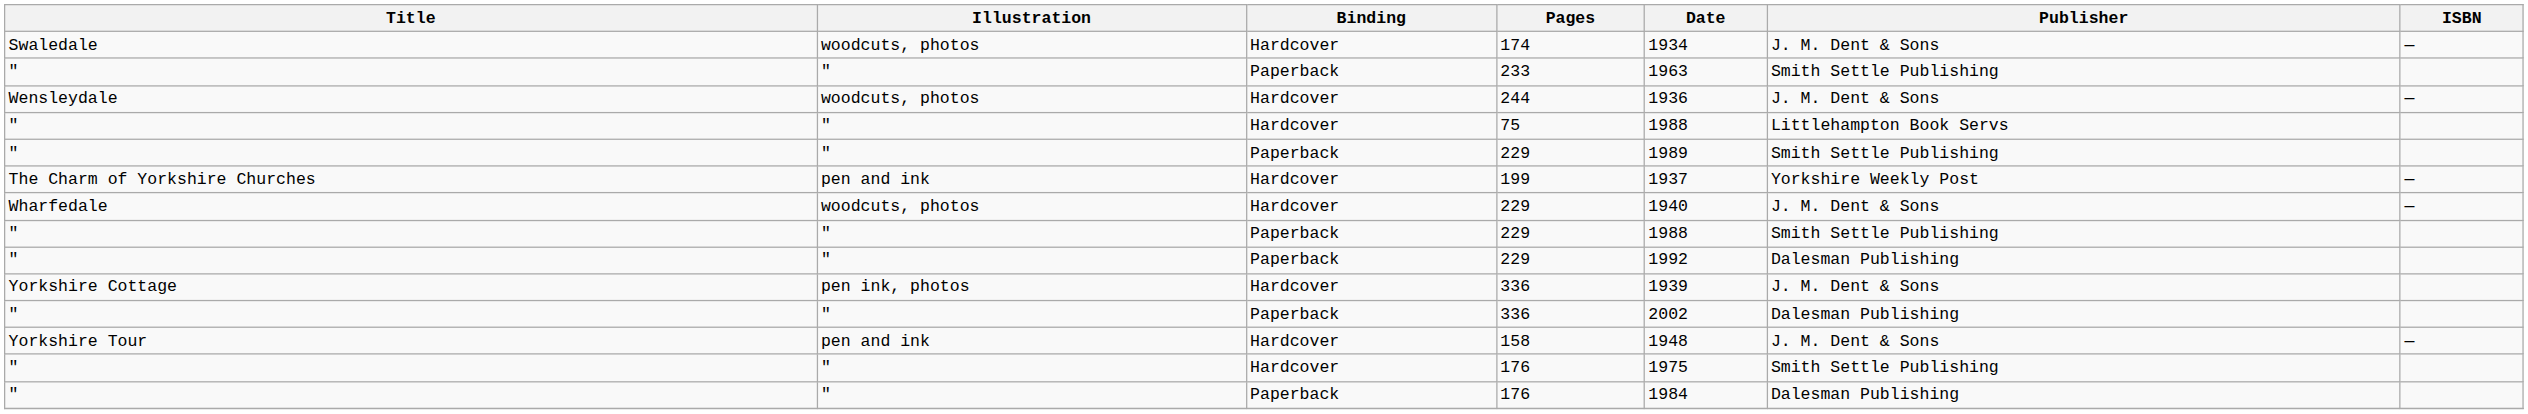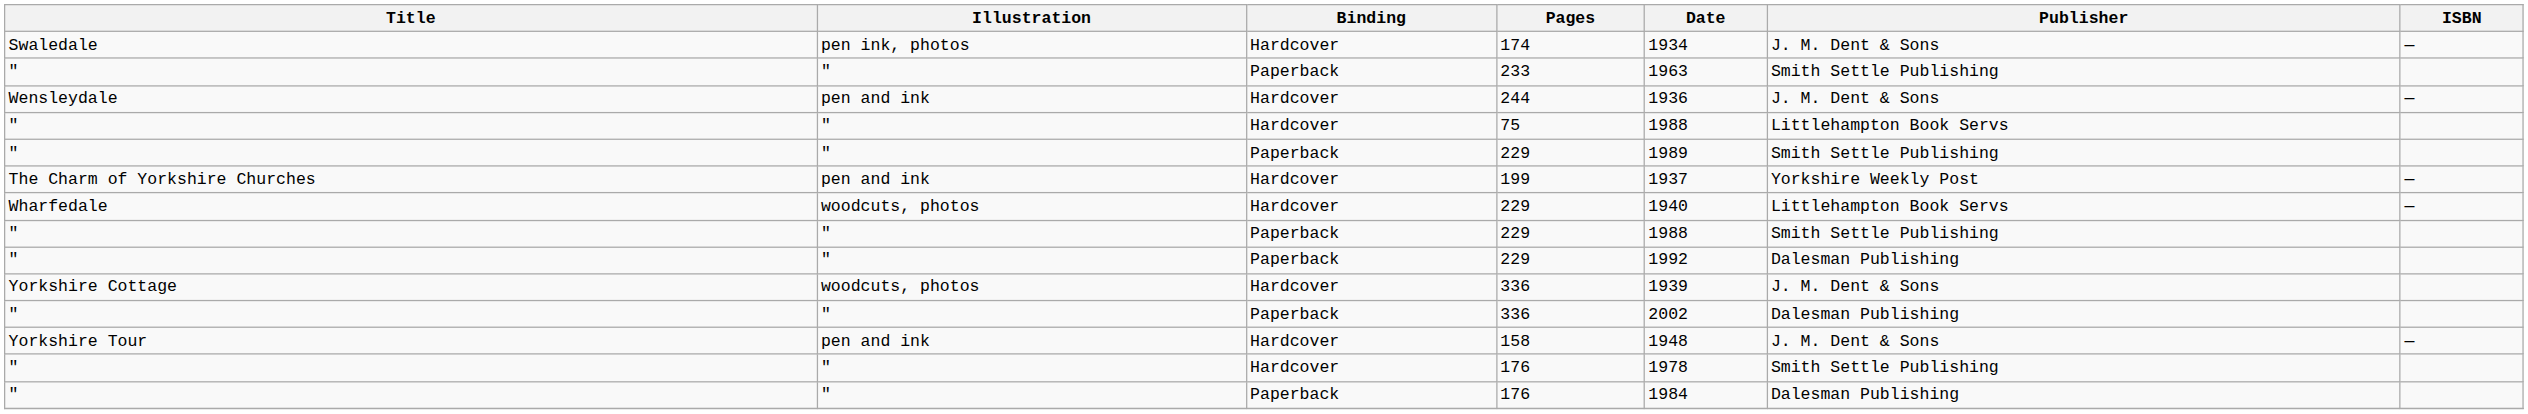(900, 45) woodcuts, photos -> (895, 45) pen ink, photos
(900, 99) woodcuts, photos -> (875, 99) pen and ink
(1855, 206) J. M. Dent & Sons -> (1890, 206) Littlehampton Book Servs
(895, 287) pen ink, photos -> (900, 287) woodcuts, photos
(1668, 368) 1975 -> (1668, 368) 1978
